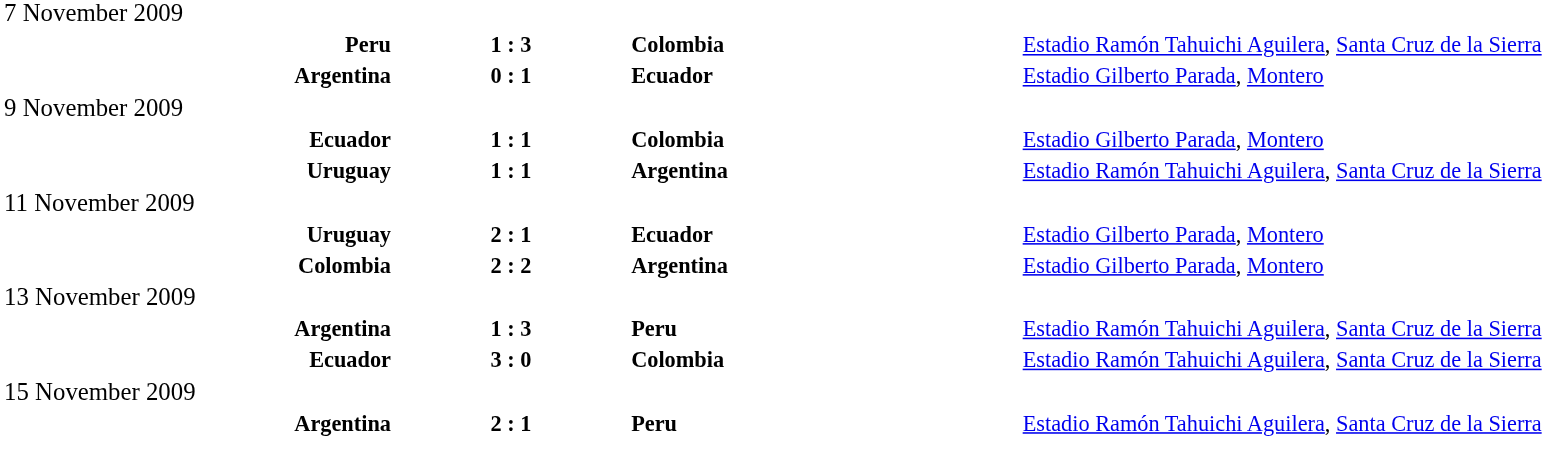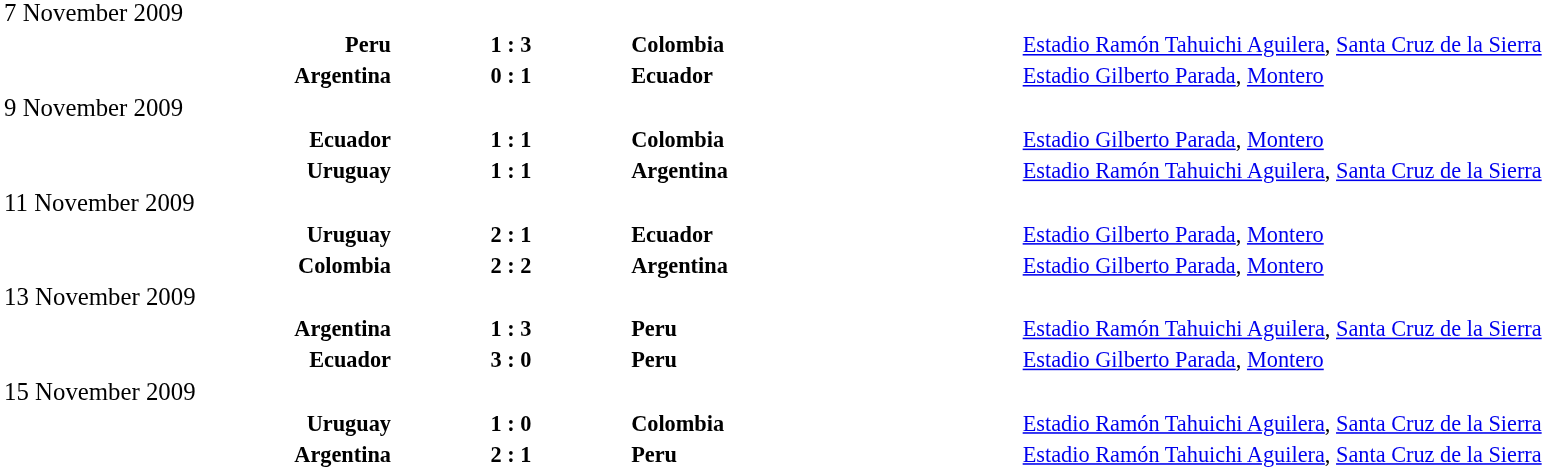(678, 359) Colombia -> (654, 359) Peru
(1282, 359) Estadio Ramón Tahuichi Aguilera, Santa Cruz de la Sierra -> (1173, 359) Estadio Gilberto Parada, Montero
+ row: (349, 423)
